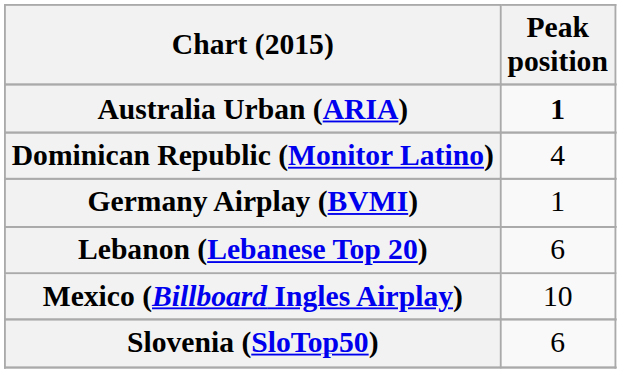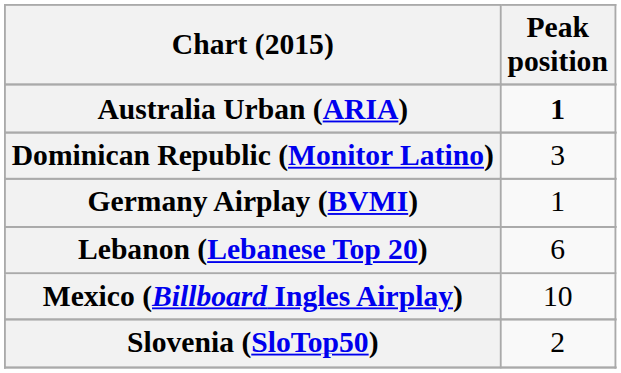(558, 155) 4 -> (558, 155) 3
(558, 342) 6 -> (558, 342) 2
